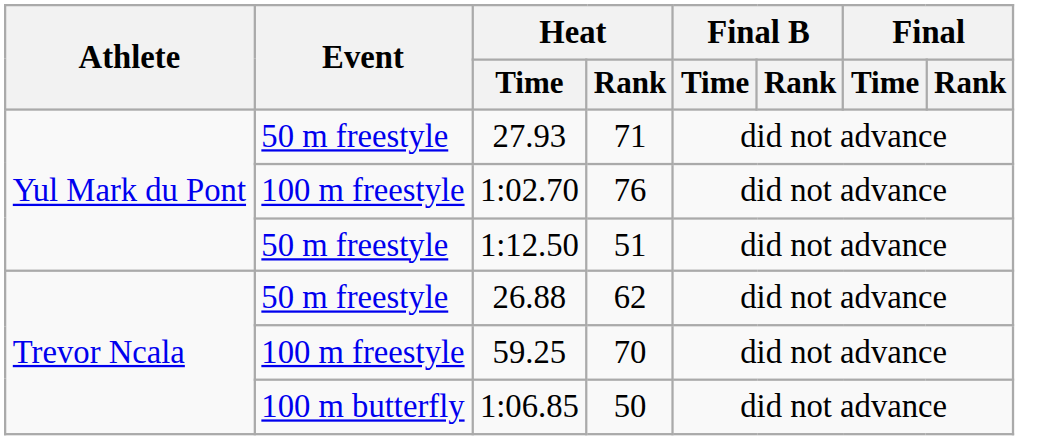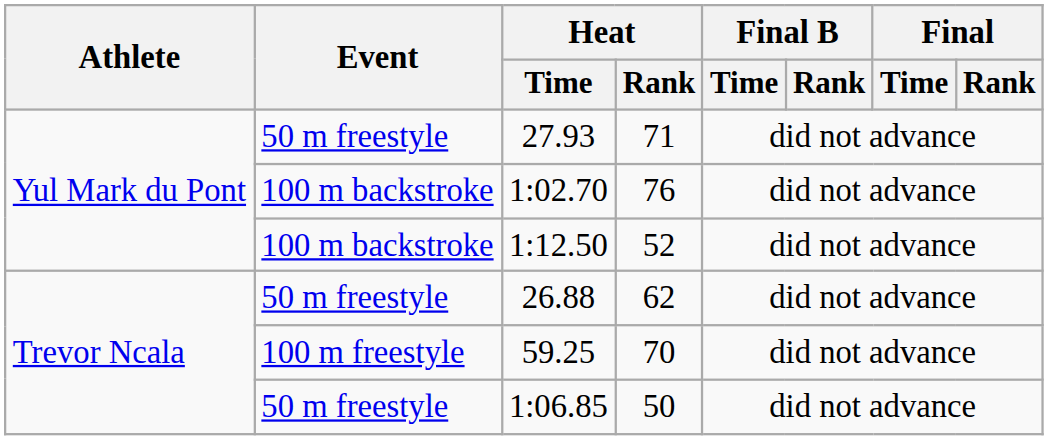(363, 190) 100 m freestyle -> (377, 190) 100 m backstroke
(355, 244) 50 m freestyle -> (377, 244) 100 m backstroke
(630, 244) 51 -> (659, 244) 52
(363, 406) 100 m butterfly -> (355, 406) 50 m freestyle
